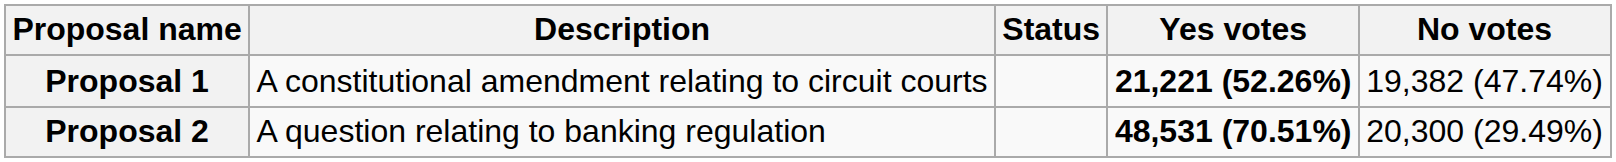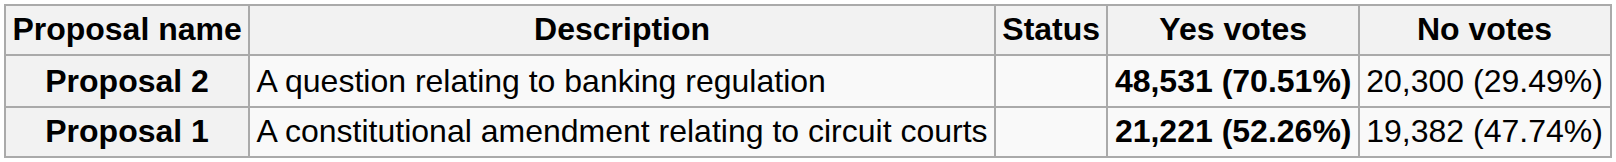rows swapped: (127, 80) <-> (127, 131)
